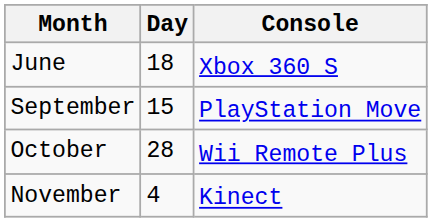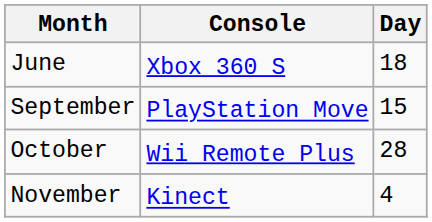columns swapped: (167, 24) <-> (310, 24)
